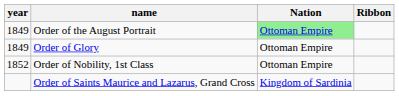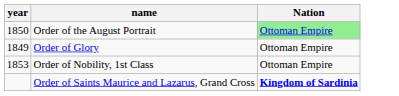- column: (374, 13)
(18, 30) 1849 -> (18, 30) 1850
(18, 64) 1852 -> (18, 64) 1853
(306, 82) normal -> (309, 82) bold
